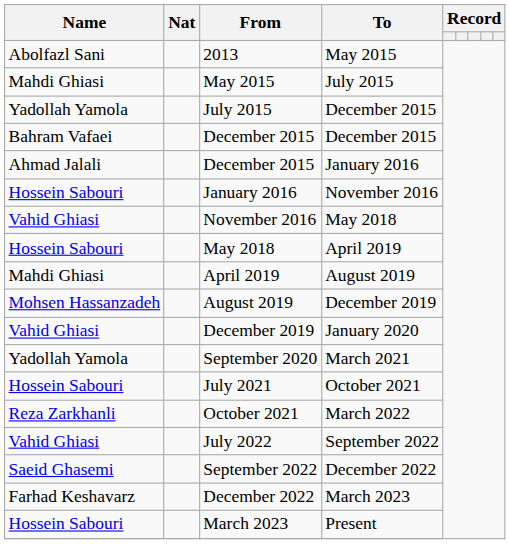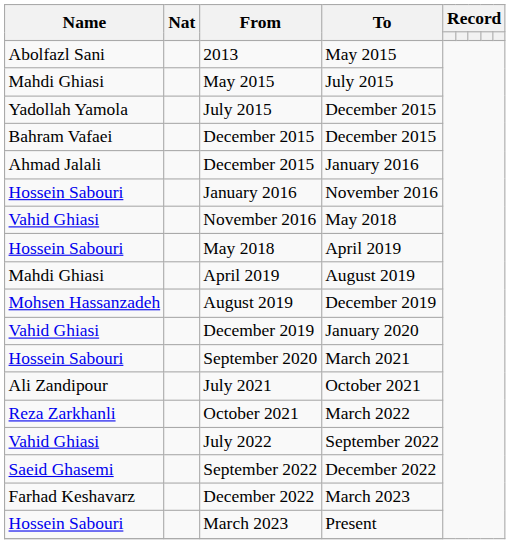(68, 358) Yadollah Yamola -> (66, 358) Hossein Sabouri
(66, 385) Hossein Sabouri -> (58, 385) Ali Zandipour
